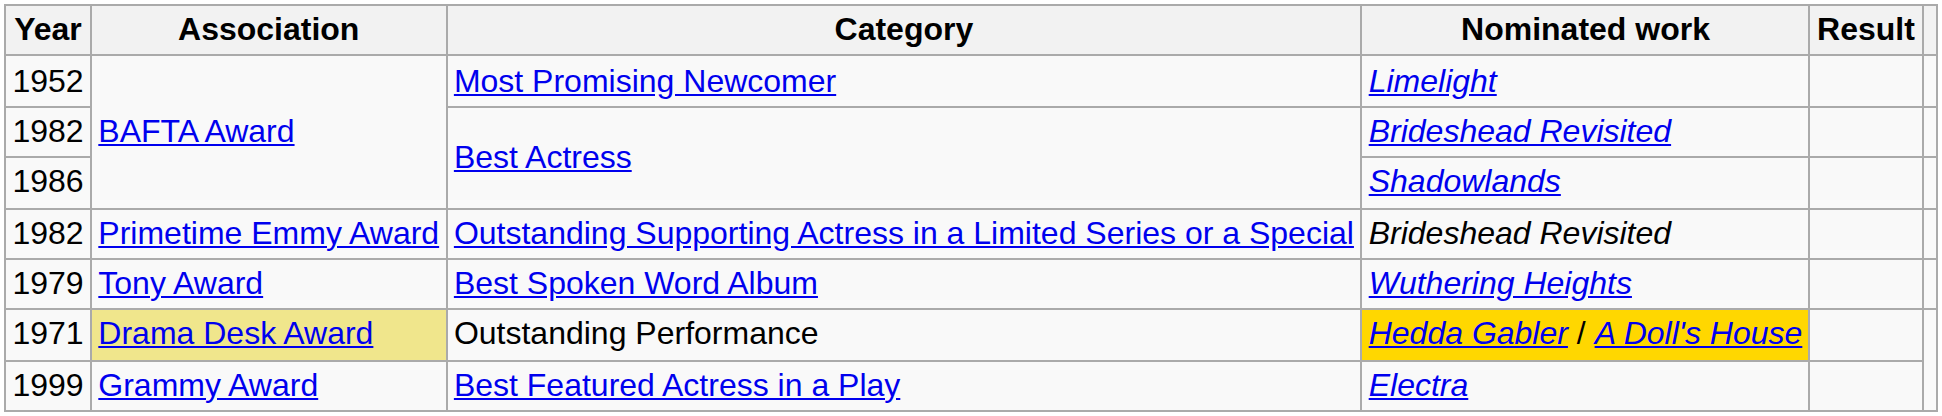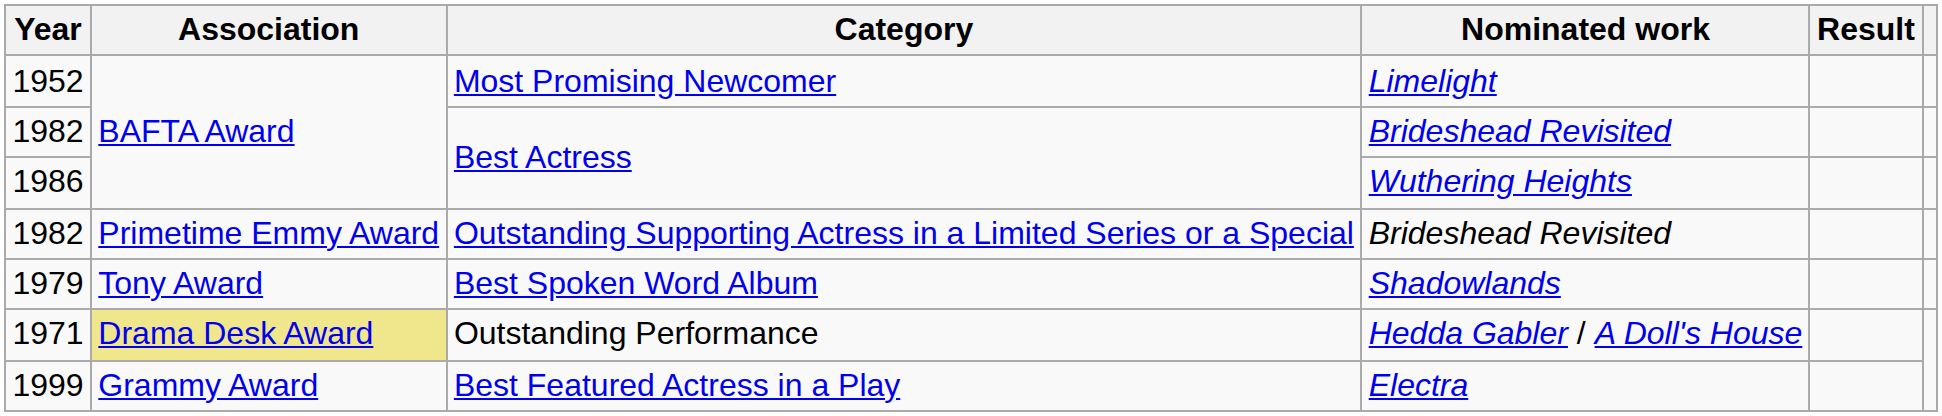(1465, 182) Shadowlands -> (1500, 182) Wuthering Heights
(1500, 283) Wuthering Heights -> (1465, 283) Shadowlands
(1586, 334) gold background -> (1586, 334) no background
